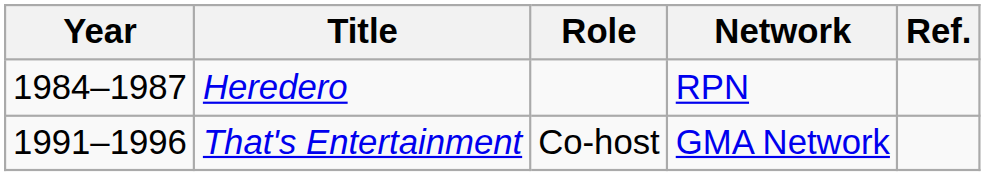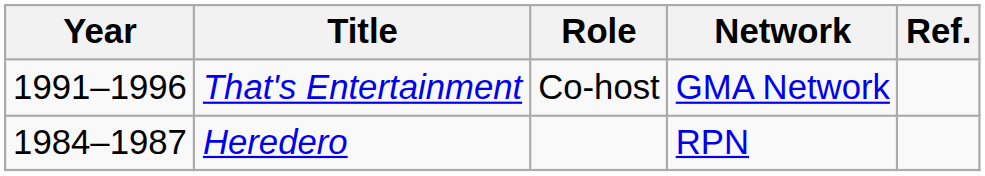rows swapped: (275, 87) <-> (363, 142)
